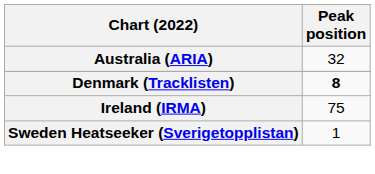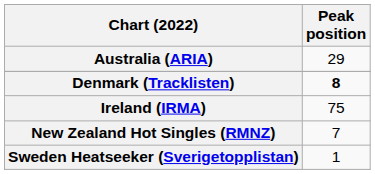(336, 58) 32 -> (336, 58) 29
+ row: (153, 132)
